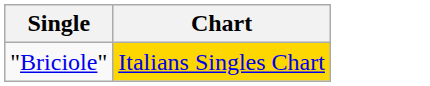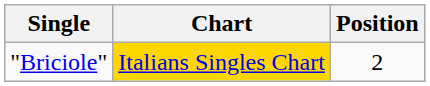+ column: (377, 23)
